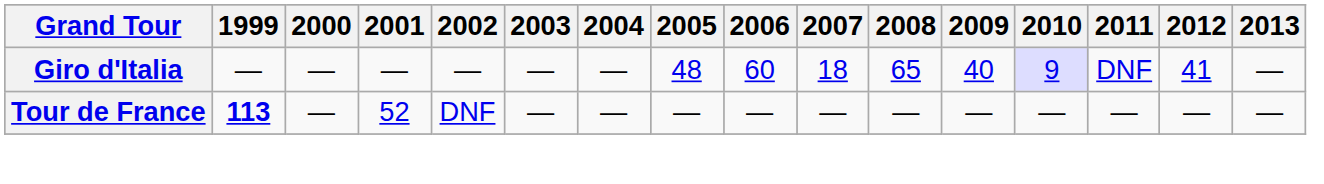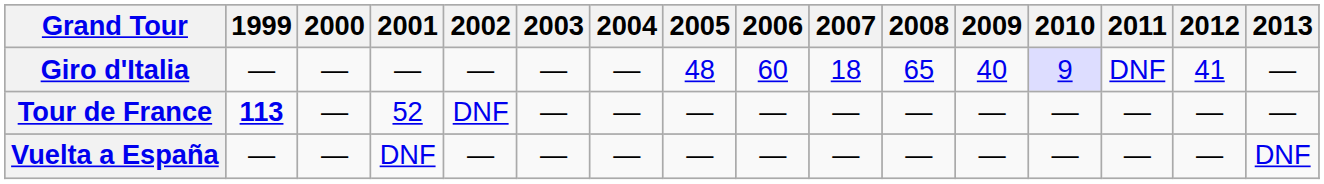+ row: (115, 155)
